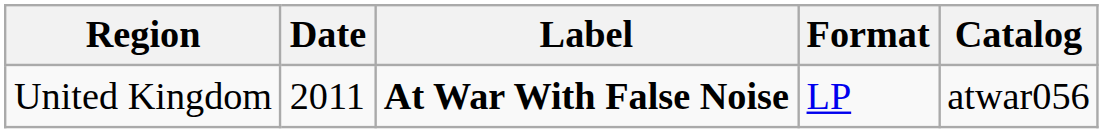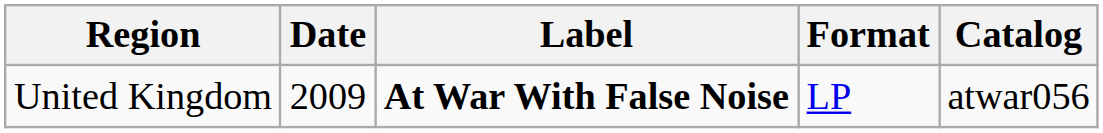(327, 95) 2011 -> (328, 95) 2009
